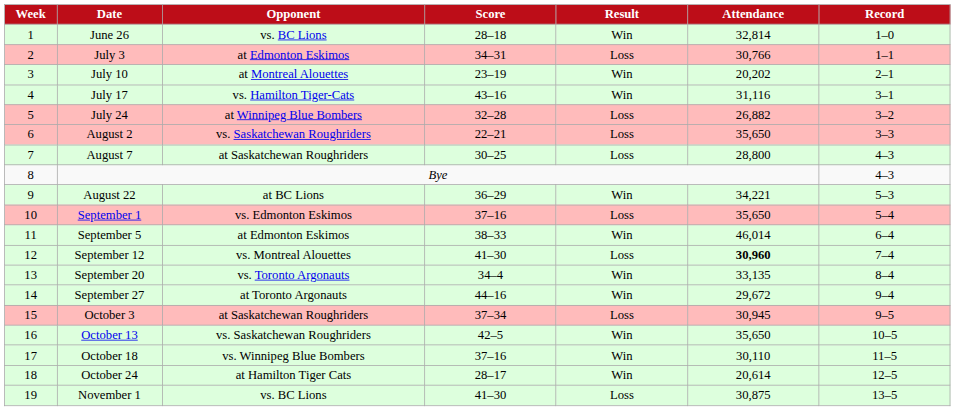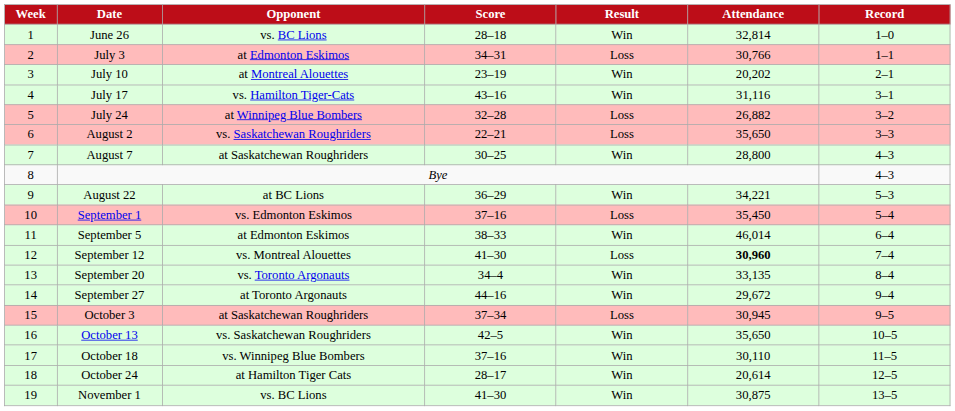(622, 154) Loss -> (622, 154) Win
(753, 214) 35,650 -> (753, 214) 35,450
(622, 395) Loss -> (622, 395) Win
